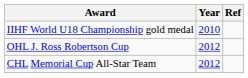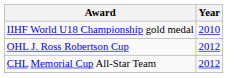- column: (233, 13)
